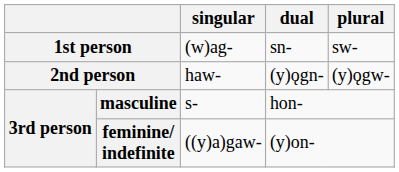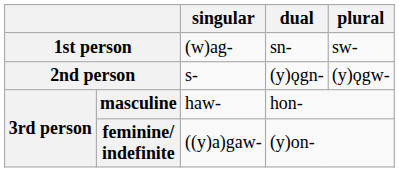(203, 75) haw- -> (191, 75) s-
(191, 103) s- -> (203, 103) haw-
